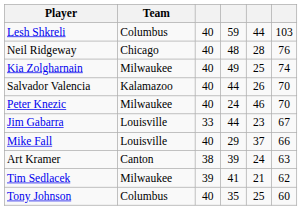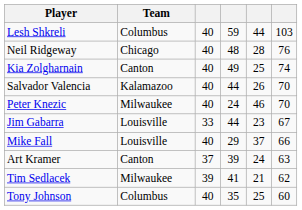(146, 68) Milwaukee -> (137, 68) Canton
(208, 159) 38 -> (208, 159) 37
